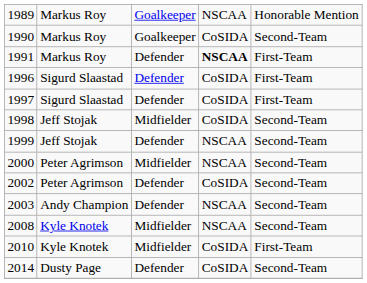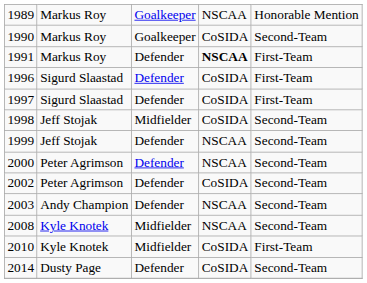(163, 162) Midfielder -> (159, 162) Defender
